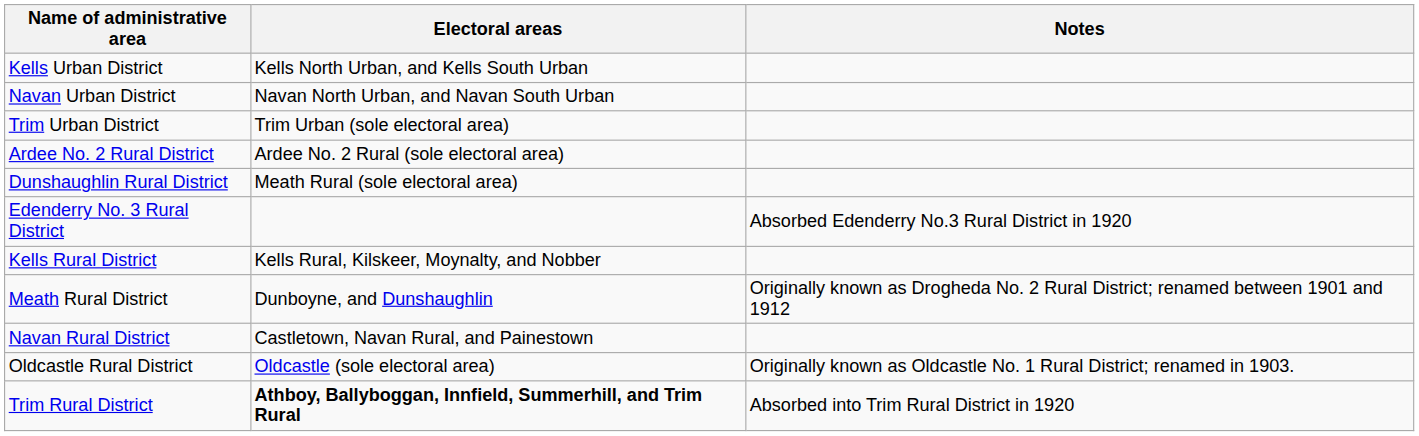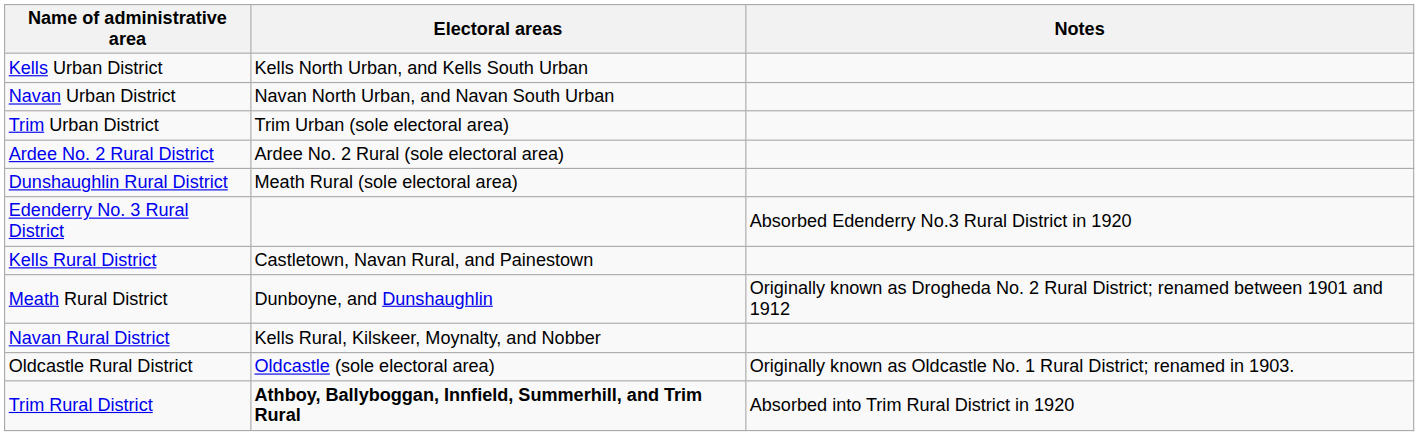(428, 260) Kells Rural, Kilskeer, Moynalty, and Nobber -> (424, 260) Castletown, Navan Rural, and Painestown
(424, 337) Castletown, Navan Rural, and Painestown -> (428, 337) Kells Rural, Kilskeer, Moynalty, and Nobber
